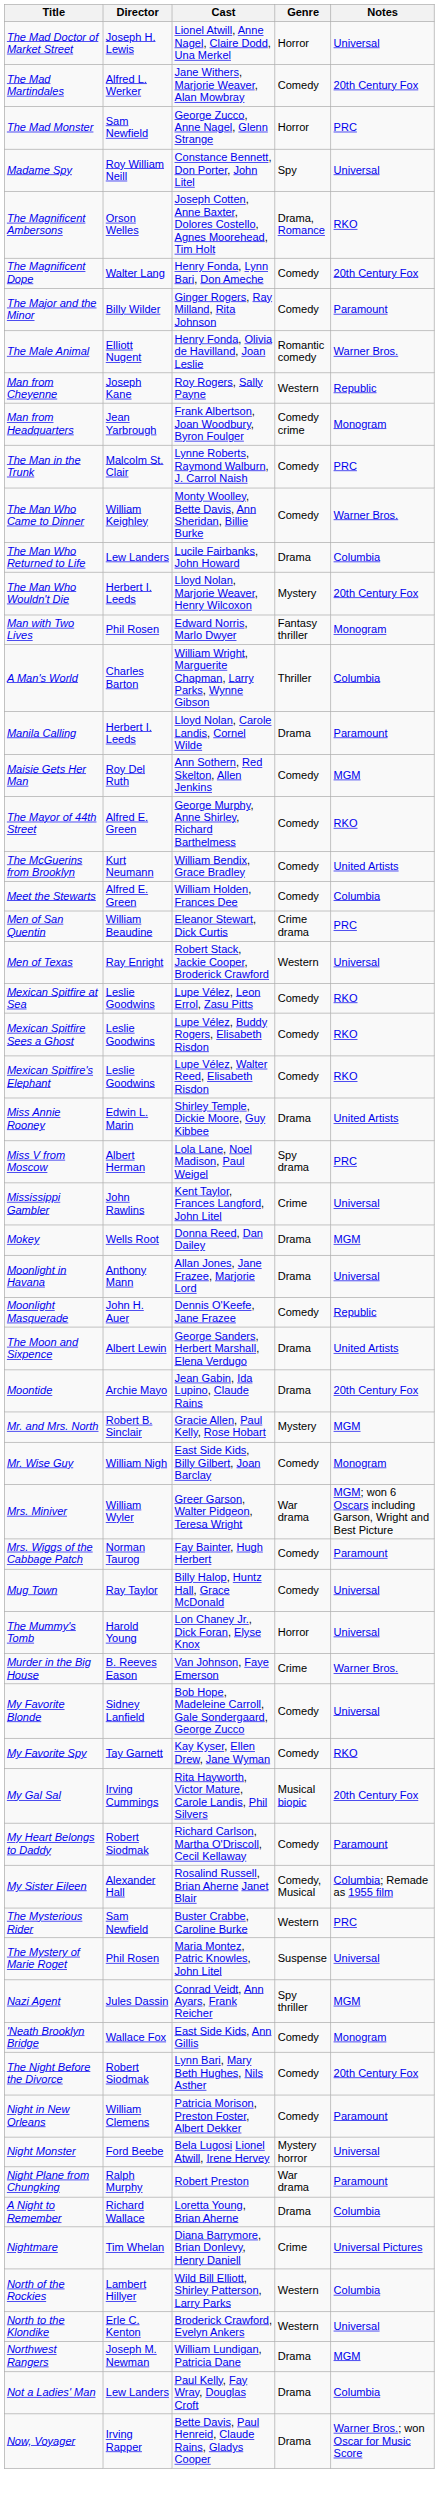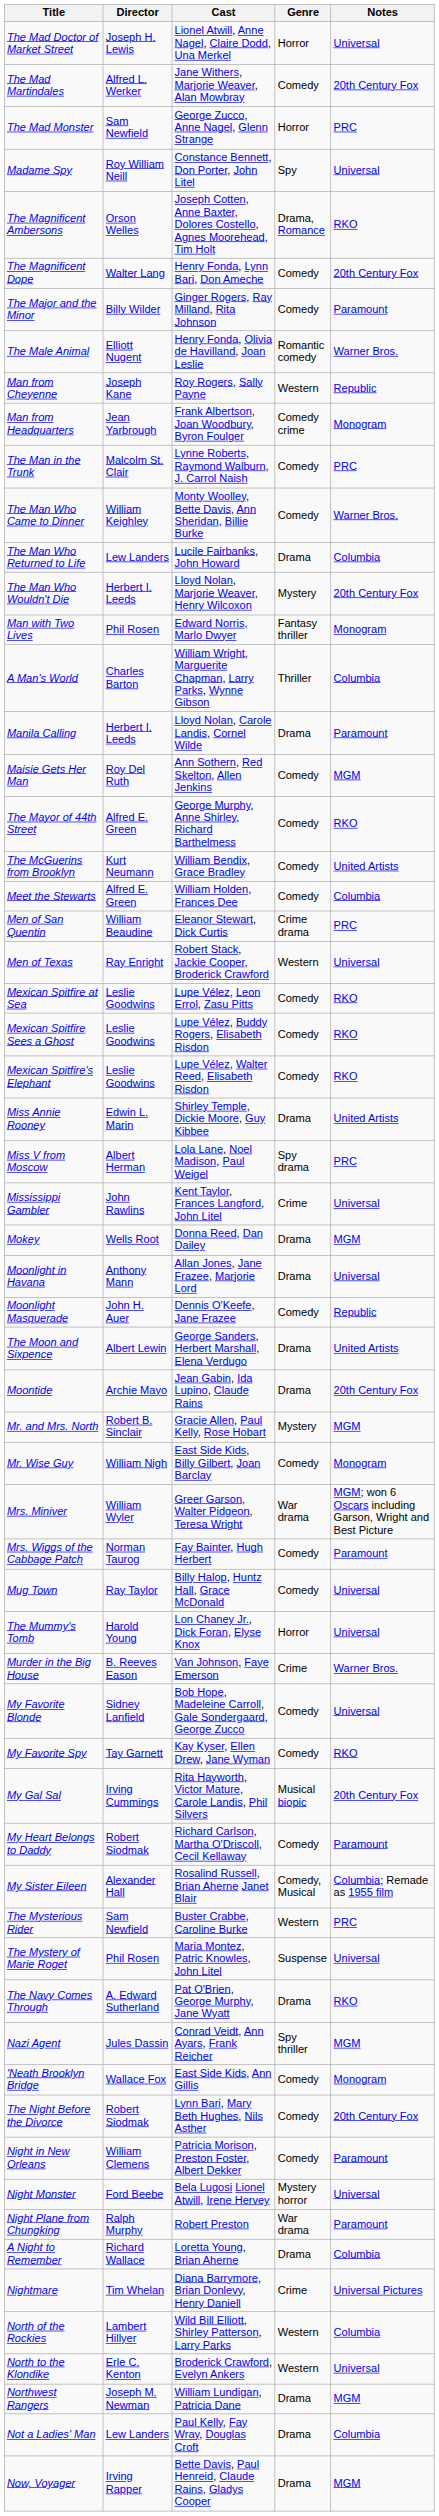+ row: (50, 2001)
(379, 2441) Warner Bros.; won Oscar for Music Score -> (347, 2483) MGM
